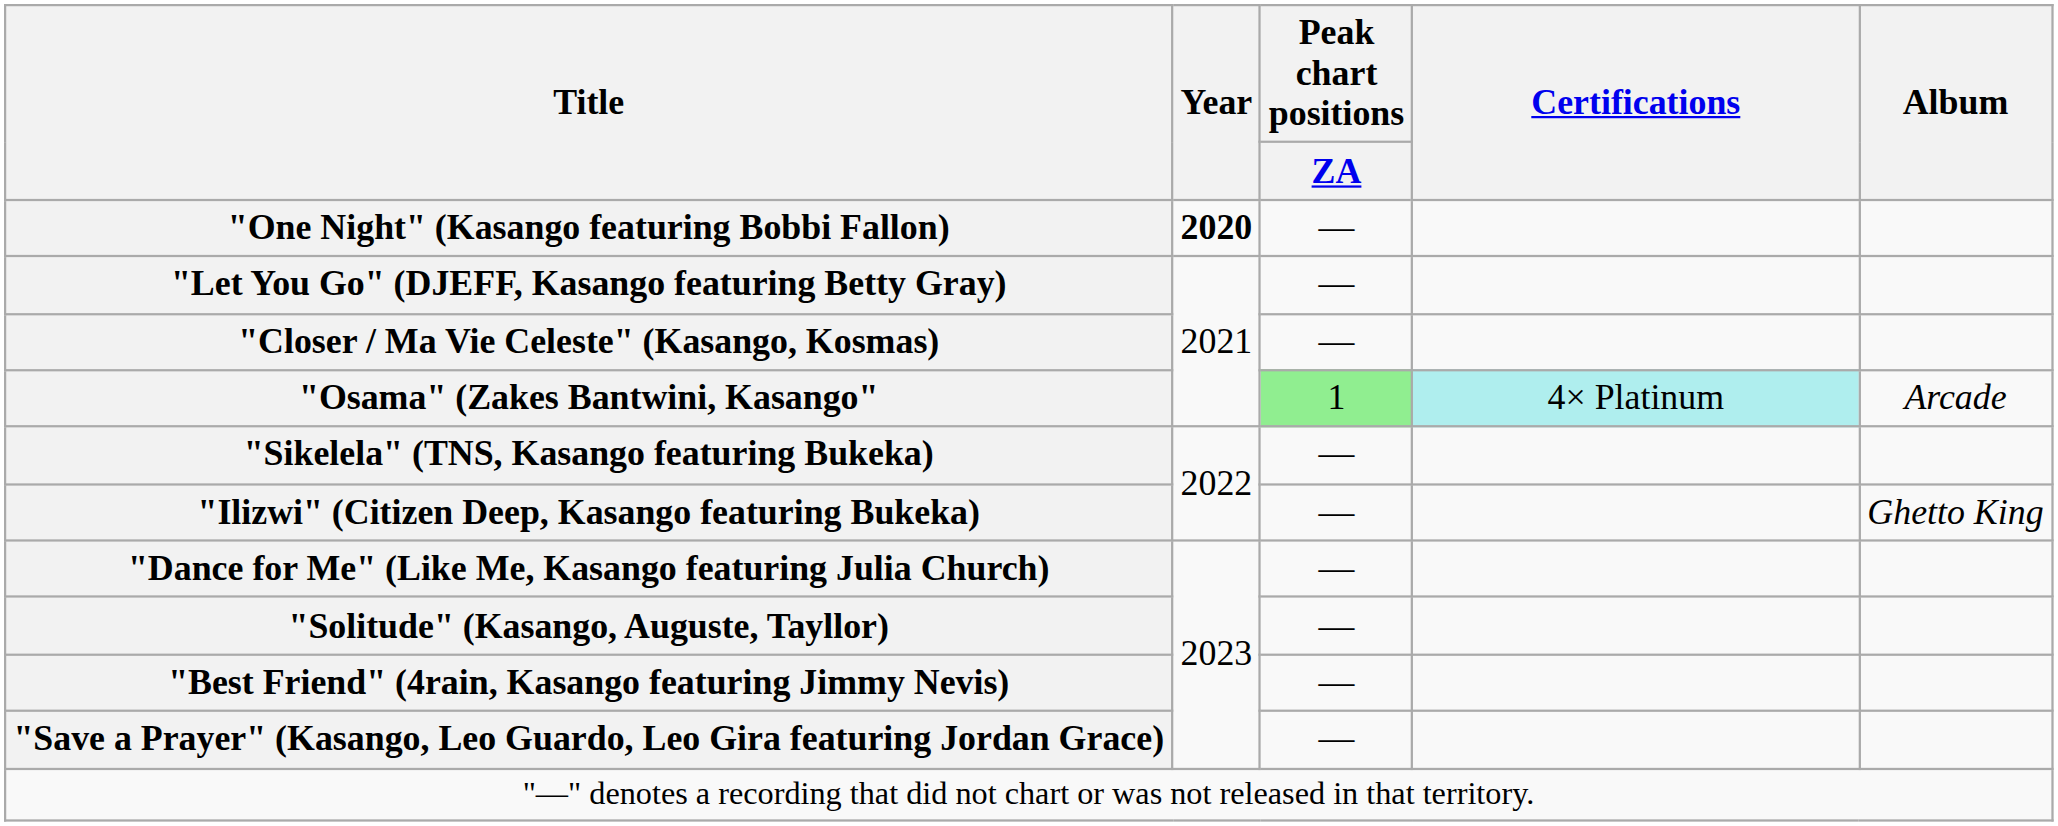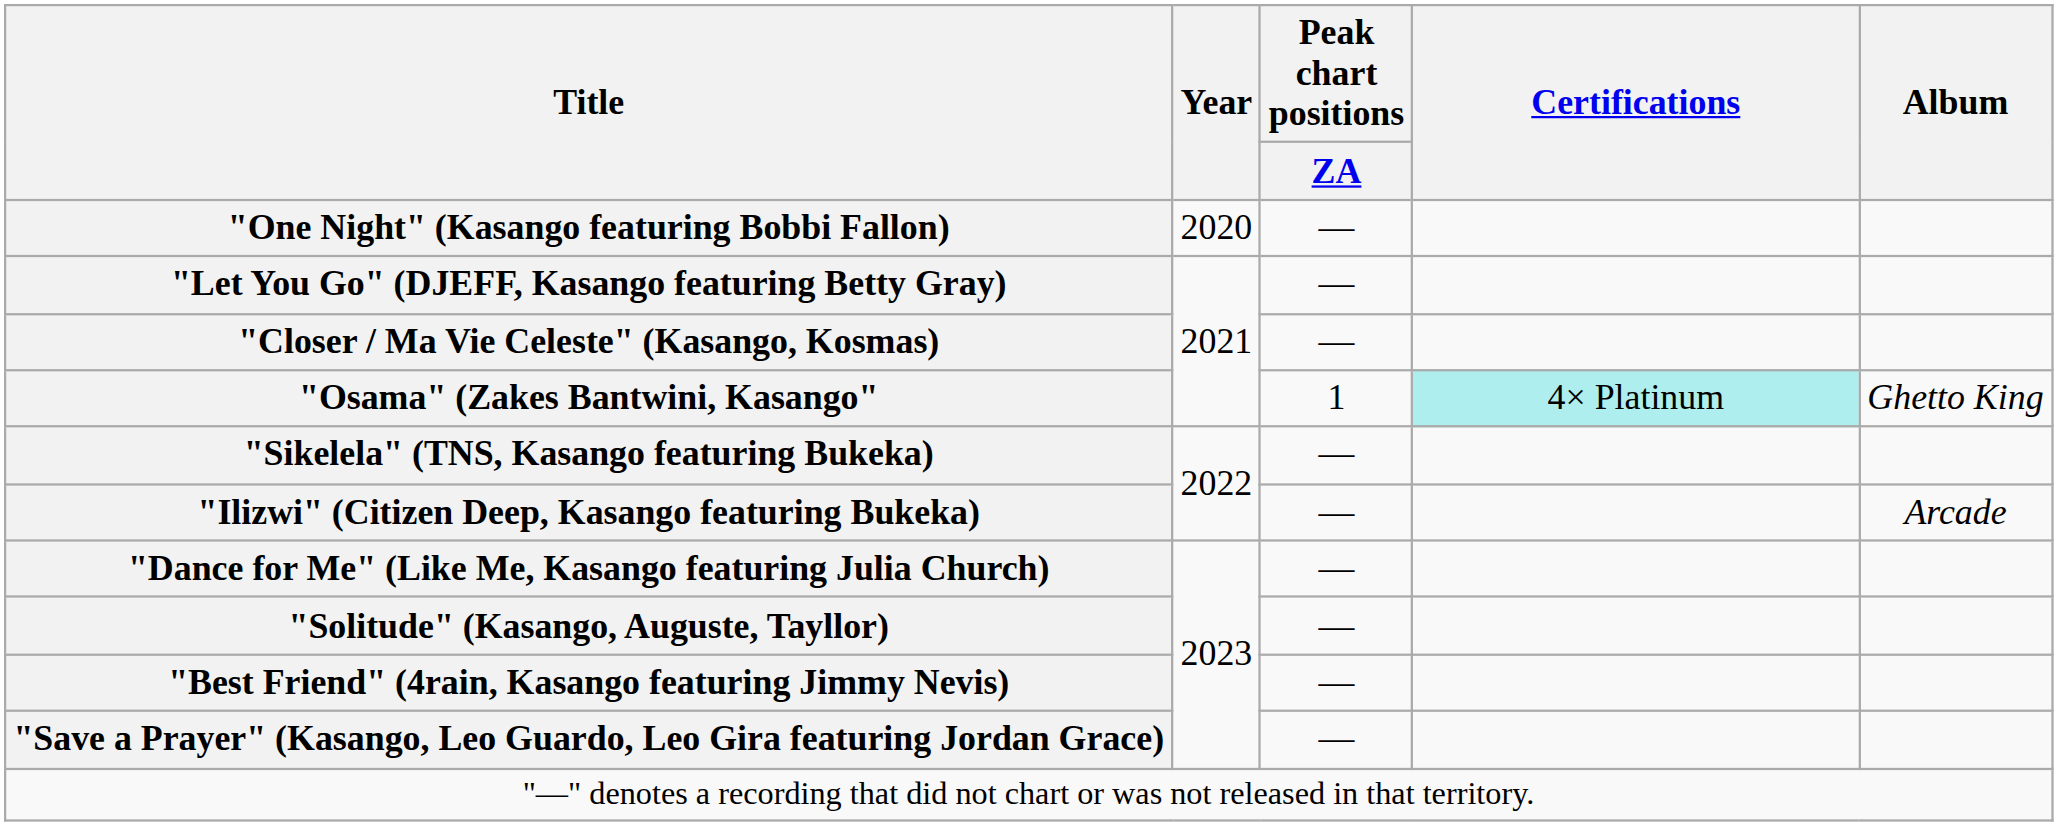(1216, 227) bold -> (1216, 227) normal
(1337, 397) lightgreen background -> (1337, 397) no background
(1955, 397) Arcade -> (1955, 397) Ghetto King
(1955, 511) Ghetto King -> (1955, 511) Arcade
